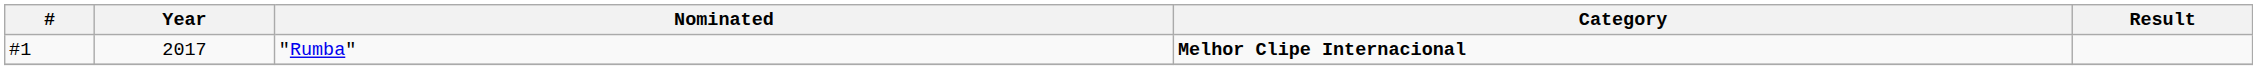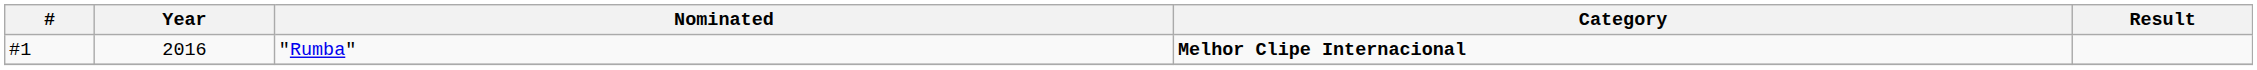(184, 50) 2017 -> (184, 50) 2016
